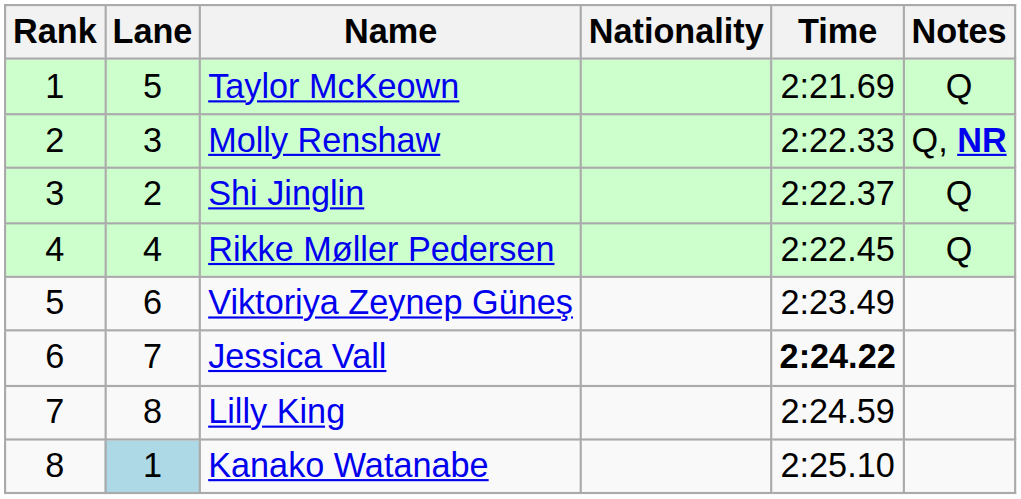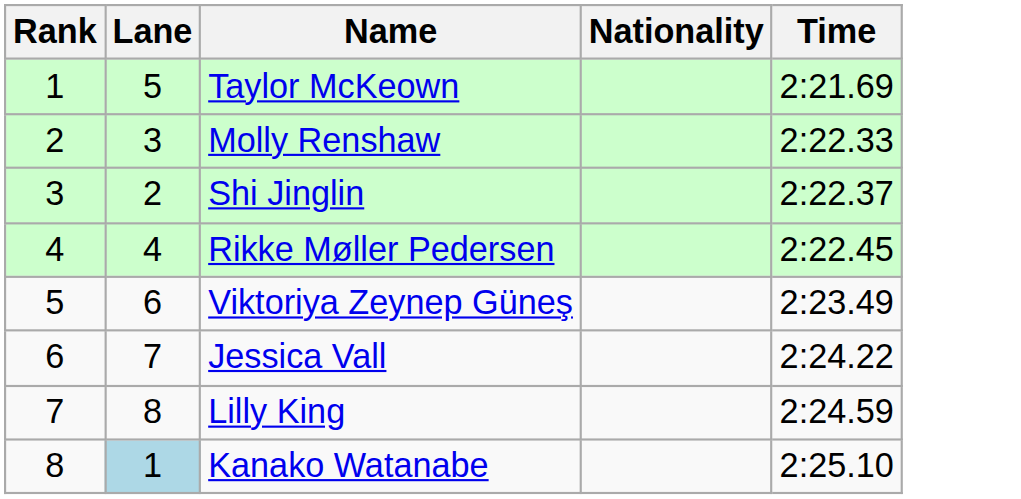- column: (959, 31)
(838, 357) bold -> (837, 357) normal
